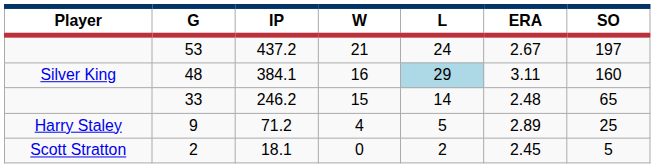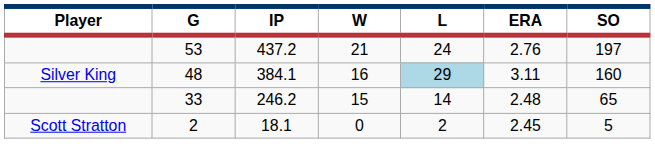(525, 50) 2.67 -> (525, 50) 2.76
- row: (194, 125)
